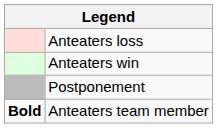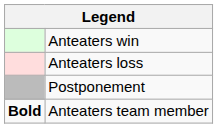rows swapped: (94, 64) <-> (96, 40)
